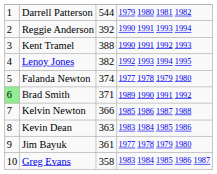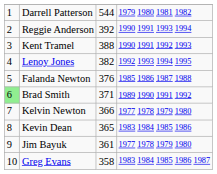(106, 78) 374 -> (106, 78) 376
(155, 78) 1977 1978 1979 1980 -> (155, 78) 1985 1986 1987 1988
(155, 111) 1985 1986 1987 1988 -> (155, 111) 1977 1978 1979 1980
(106, 128) 363 -> (106, 128) 365
